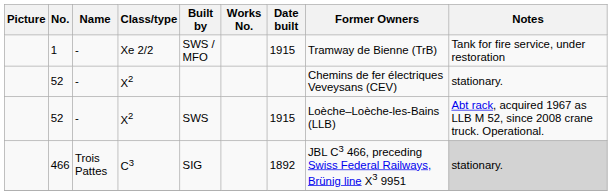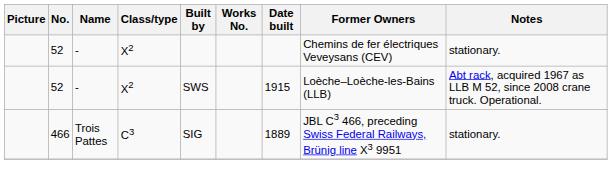- row: (54, 50)
(282, 165) 1892 -> (277, 134) 1889
(477, 165) lightgrey background -> (475, 134) no background
